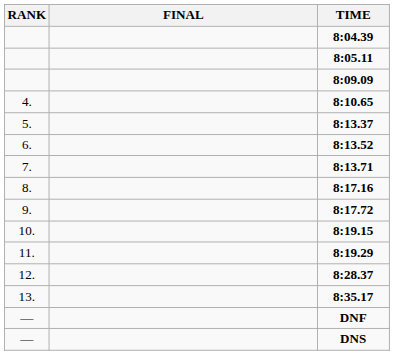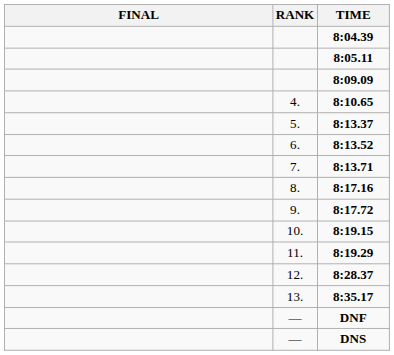columns swapped: (27, 15) <-> (183, 15)
